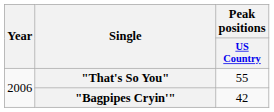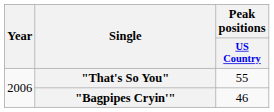(242, 97) 42 -> (242, 97) 46
